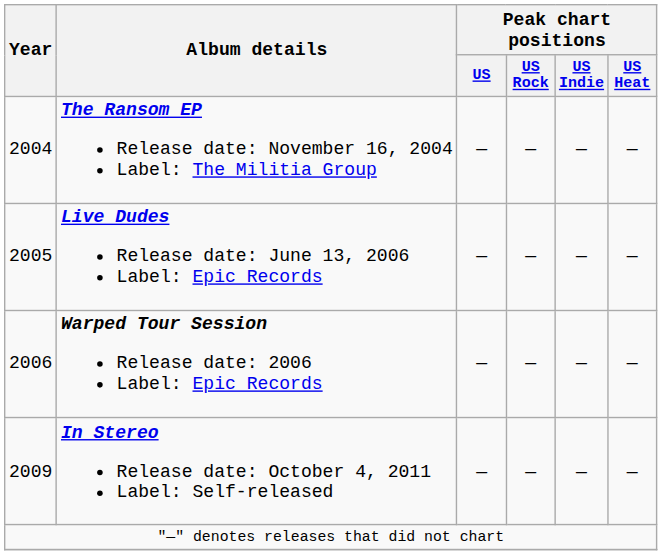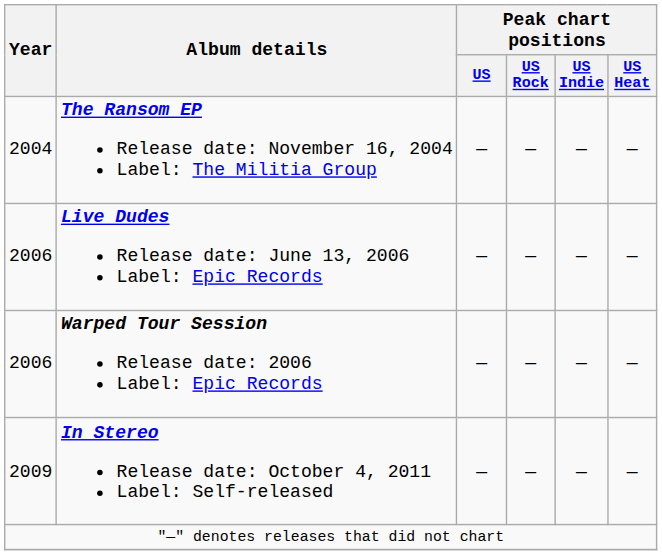(31, 257) 2005 -> (31, 257) 2006
